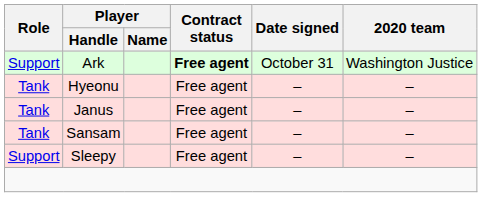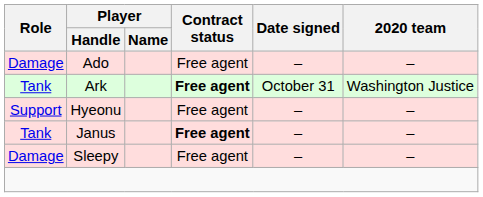+ row: (96, 63)
(34, 63) Support -> (36, 86) Tank
(34, 86) Tank -> (36, 110) Support
(212, 110) normal -> (212, 133) bold
- row: (93, 133)
(34, 156) Support -> (36, 156) Damage
